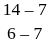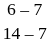rows swapped: (25, 33) <-> (25, 9)
